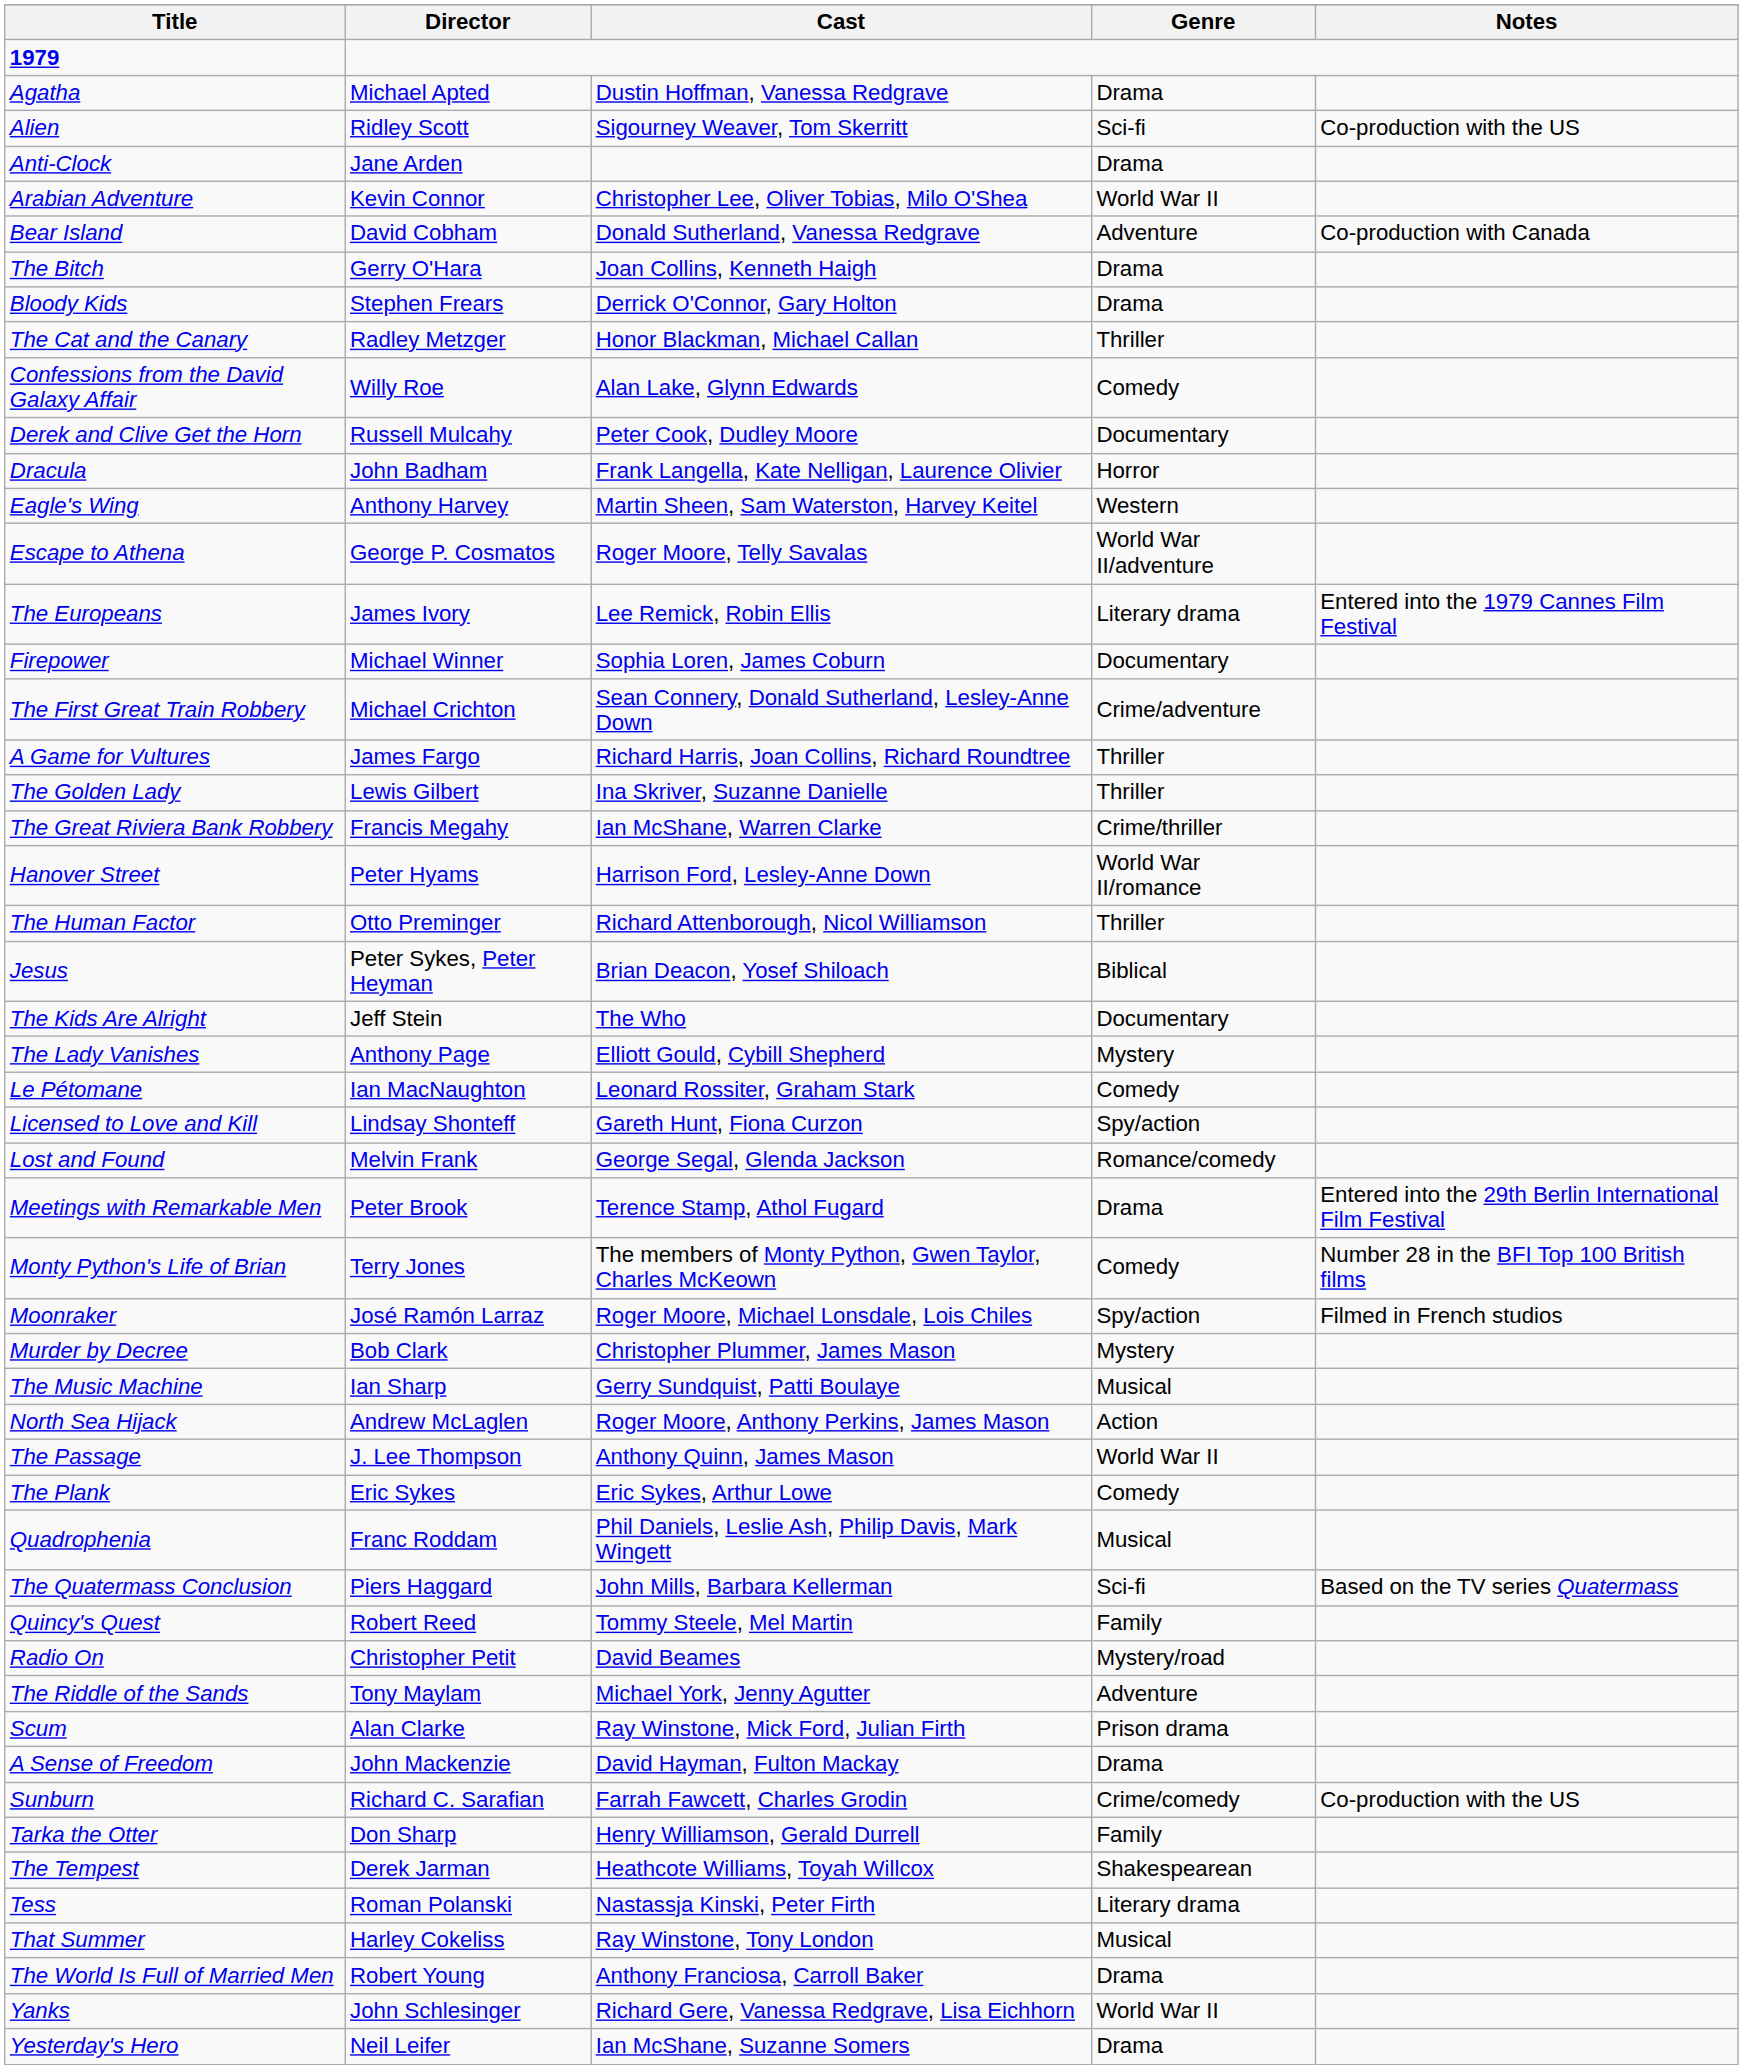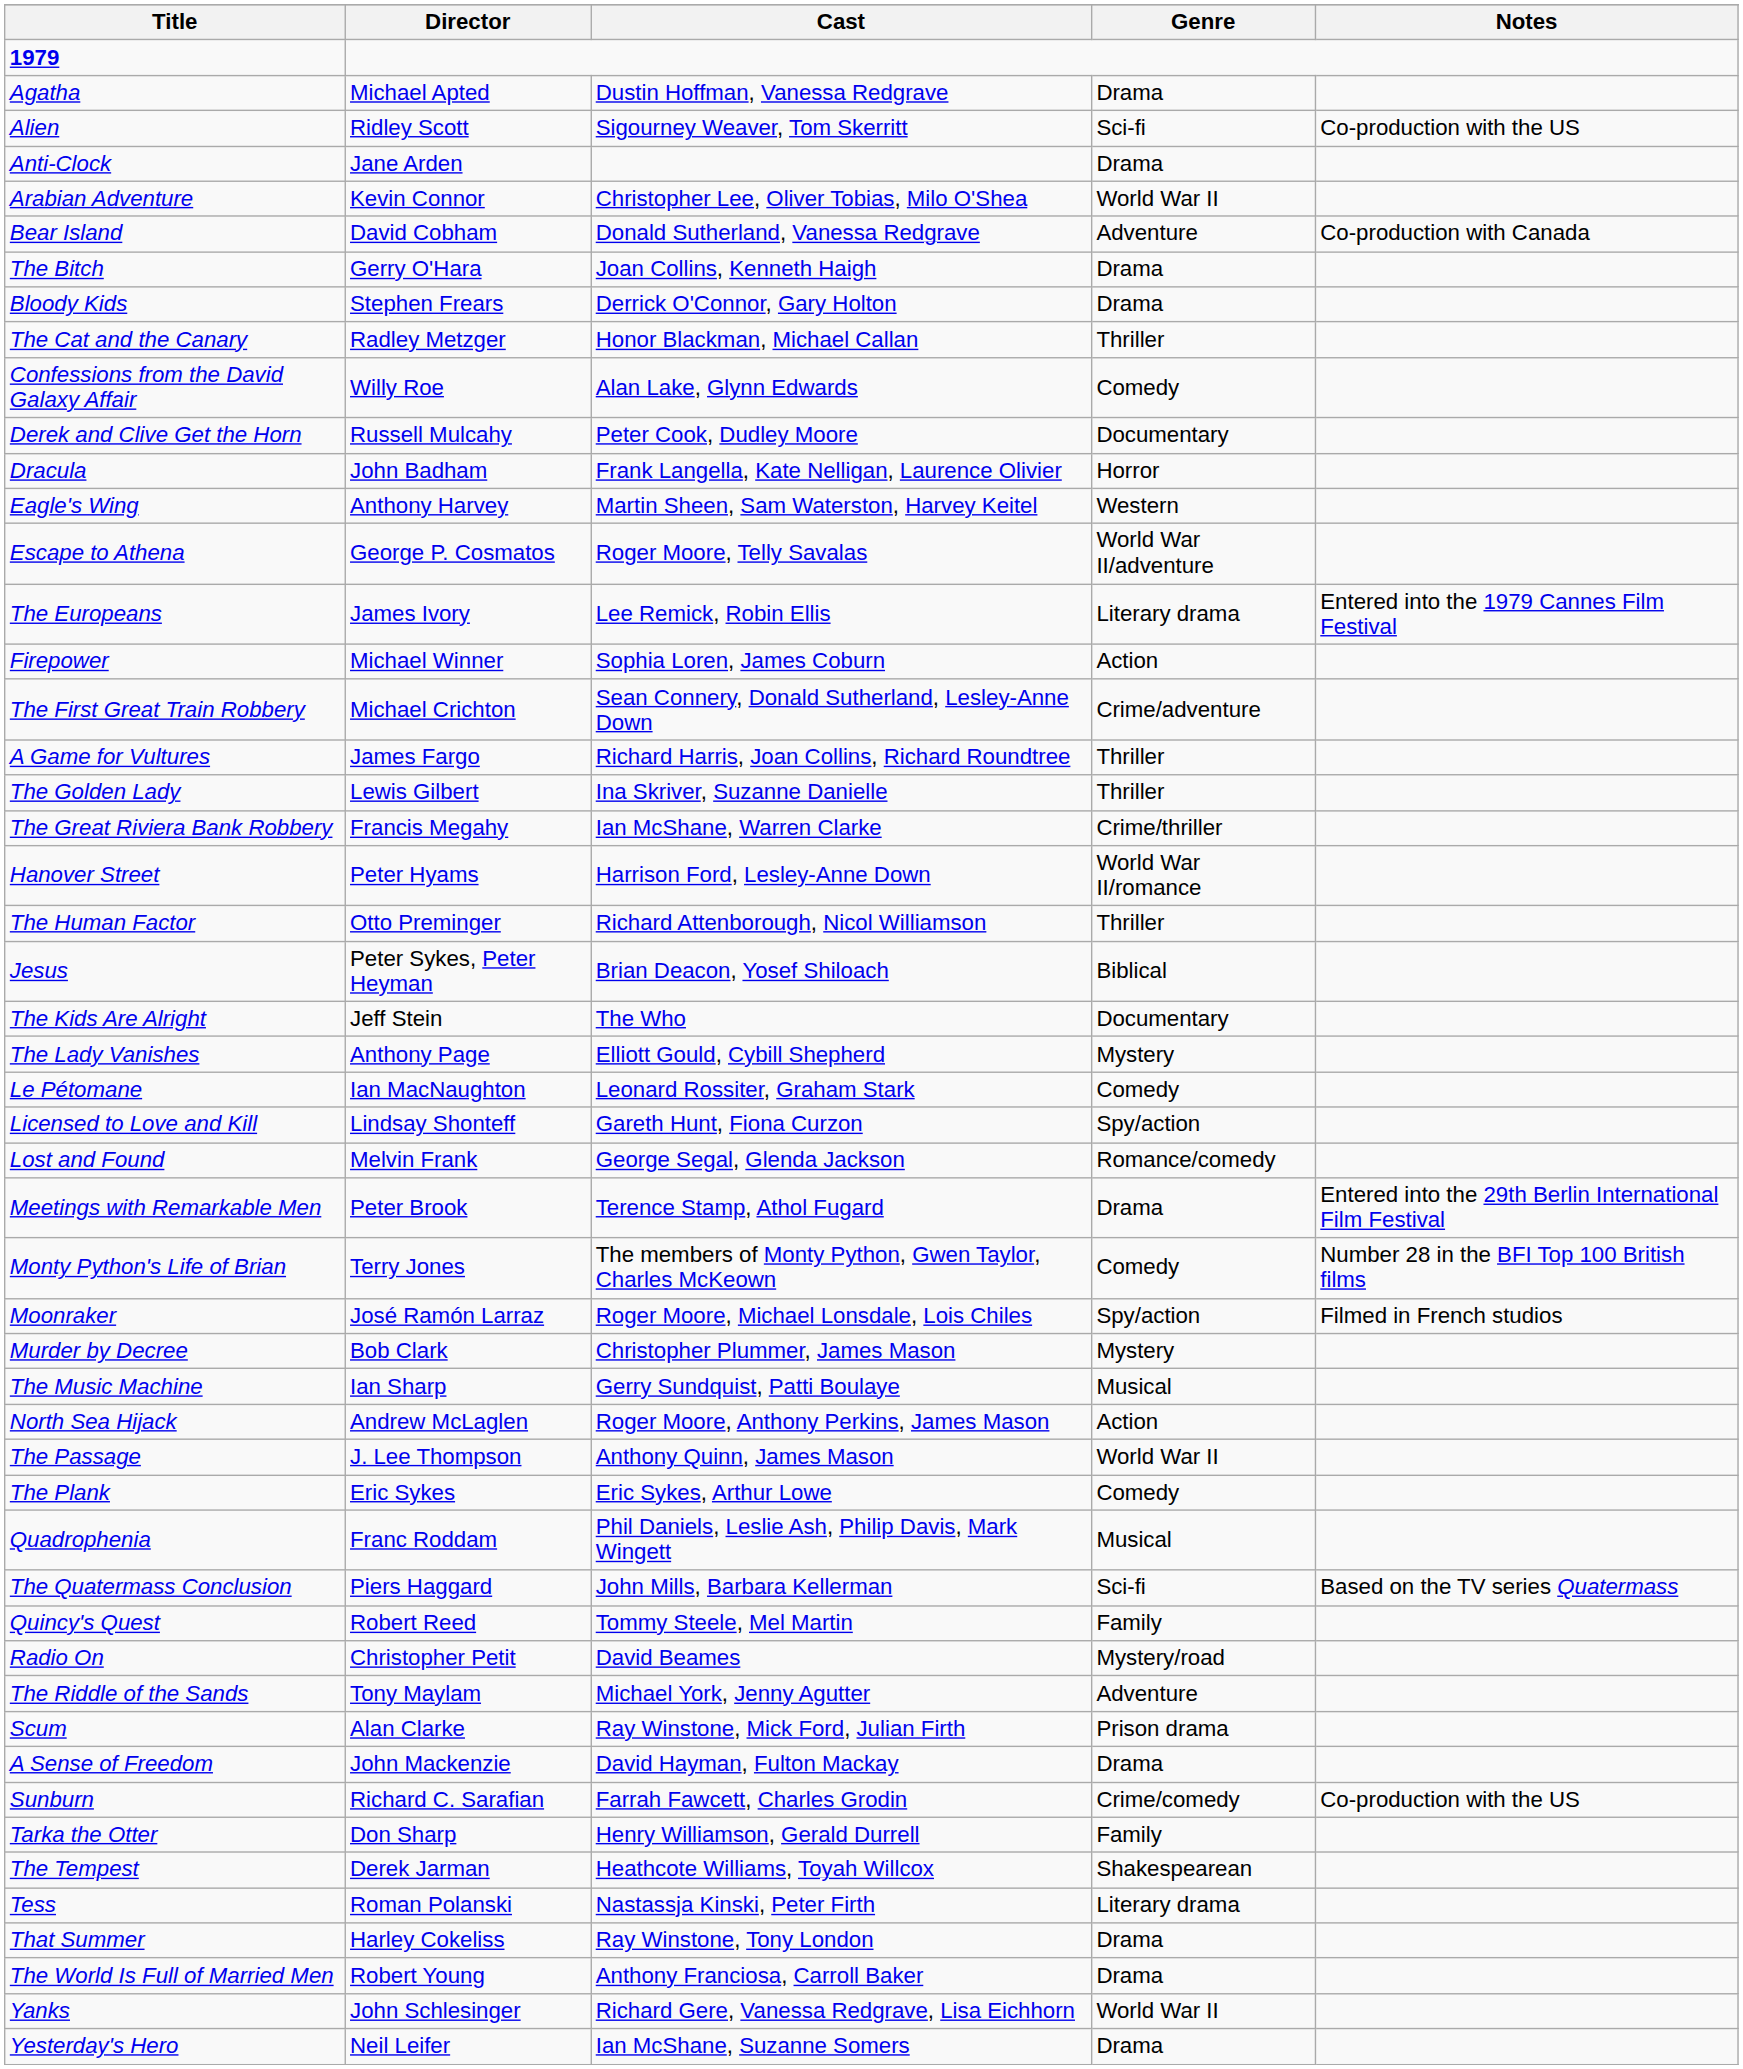(1163, 661) Documentary -> (1127, 661) Action
(1134, 1940) Musical -> (1130, 1940) Drama
